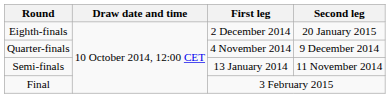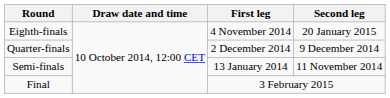(251, 31) 2 December 2014 -> (251, 31) 4 November 2014
(251, 48) 4 November 2014 -> (251, 48) 2 December 2014
